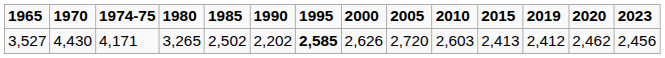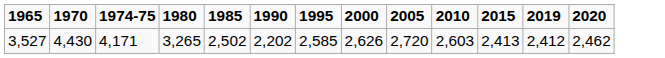- column: (635, 16)
(318, 41) bold -> (318, 41) normal
